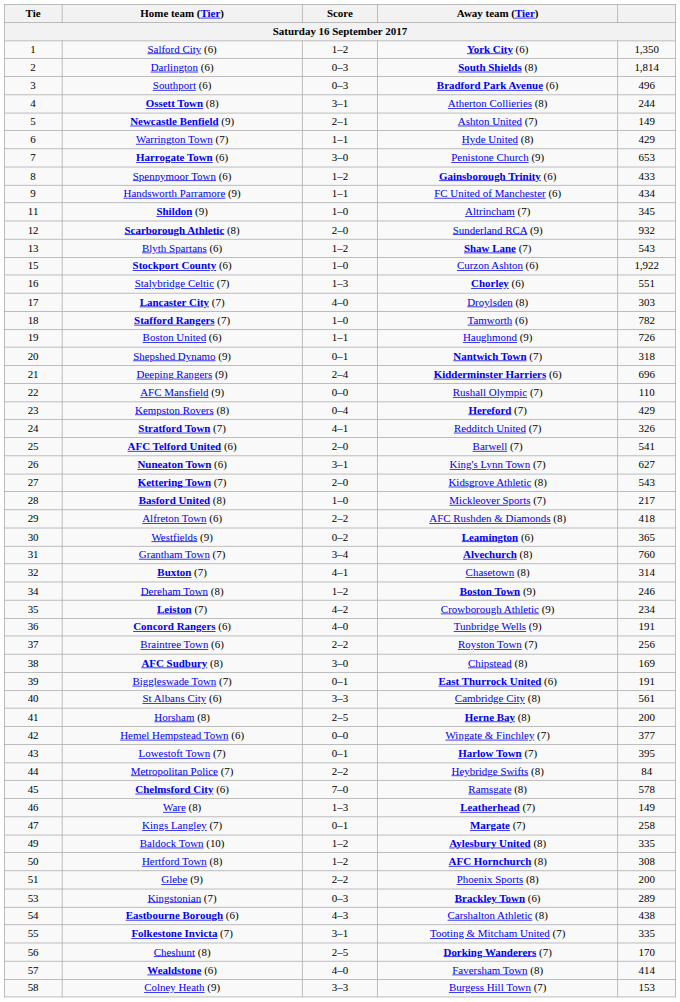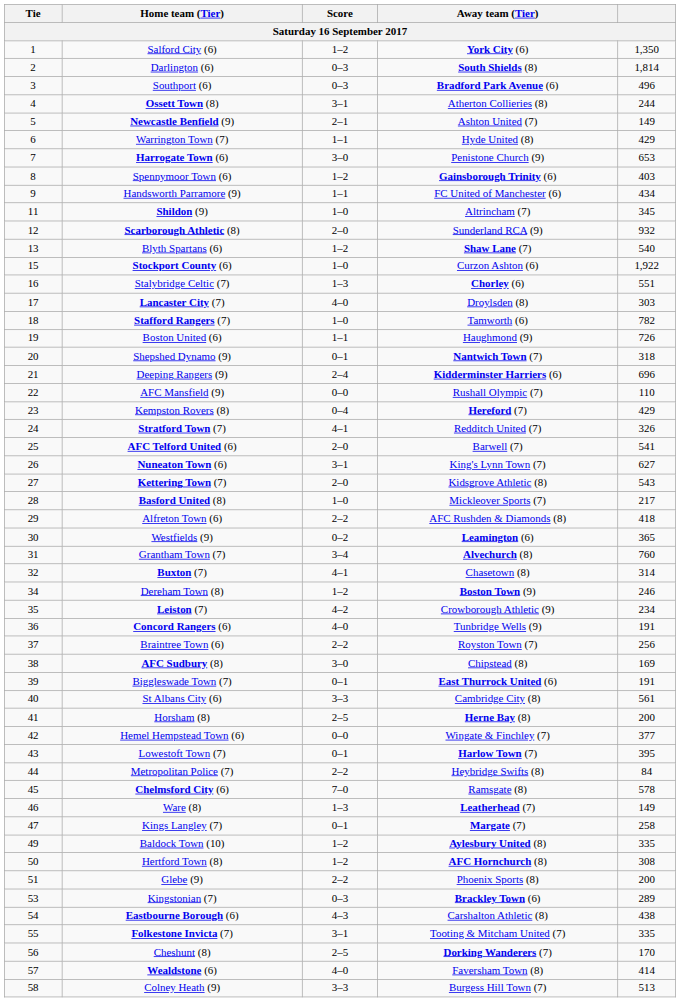(647, 176) 433 -> (647, 176) 403
(647, 248) 543 -> (647, 248) 540
(647, 988) 153 -> (647, 988) 513
